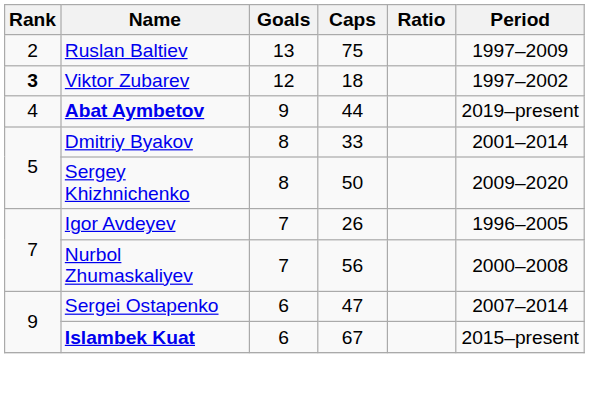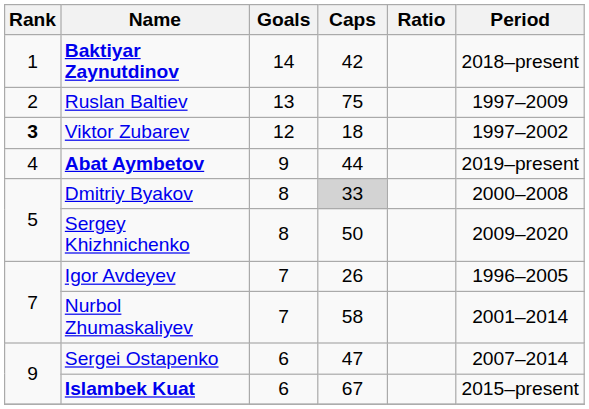+ row: (122, 60)
(353, 141) no background -> (353, 193) lightgrey background
(520, 141) 2001–2014 -> (520, 193) 2000–2008
(353, 265) 56 -> (353, 317) 58
(520, 265) 2000–2008 -> (520, 317) 2001–2014
